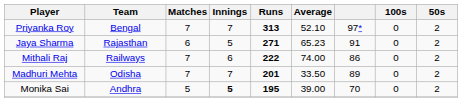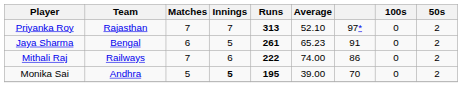(125, 27) Bengal -> (125, 27) Rajasthan
(125, 43) Rajasthan -> (125, 43) Bengal
(271, 43) 271 -> (271, 43) 261
- row: (45, 74)
